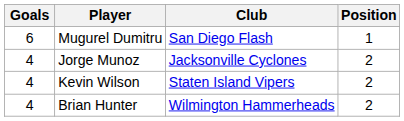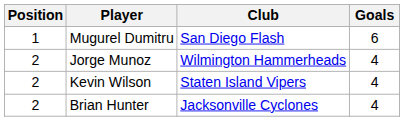columns swapped: (369, 15) <-> (30, 15)
(238, 60) Jacksonville Cyclones -> (263, 60) Wilmington Hammerheads
(252, 104) Wilmington Hammerheads -> (249, 104) Jacksonville Cyclones
